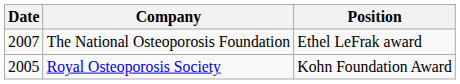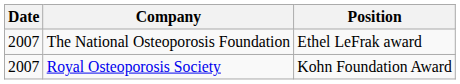(24, 66) 2005 -> (24, 66) 2007
